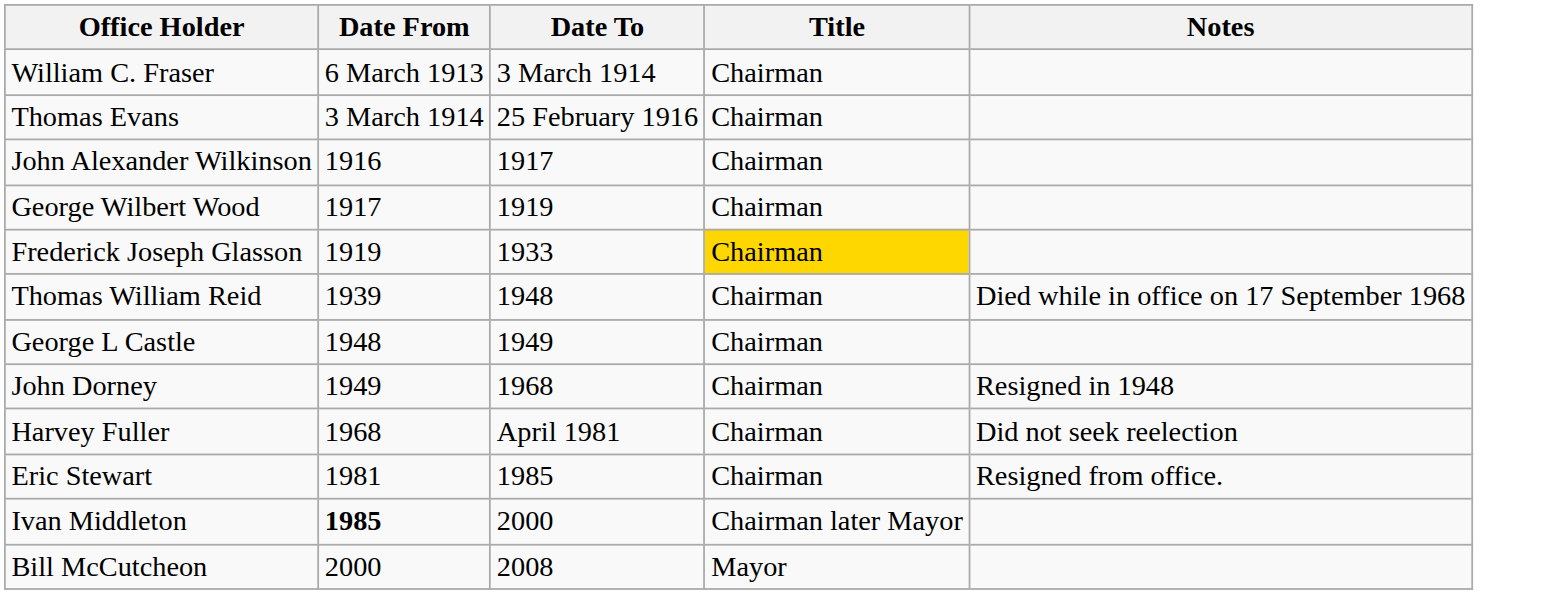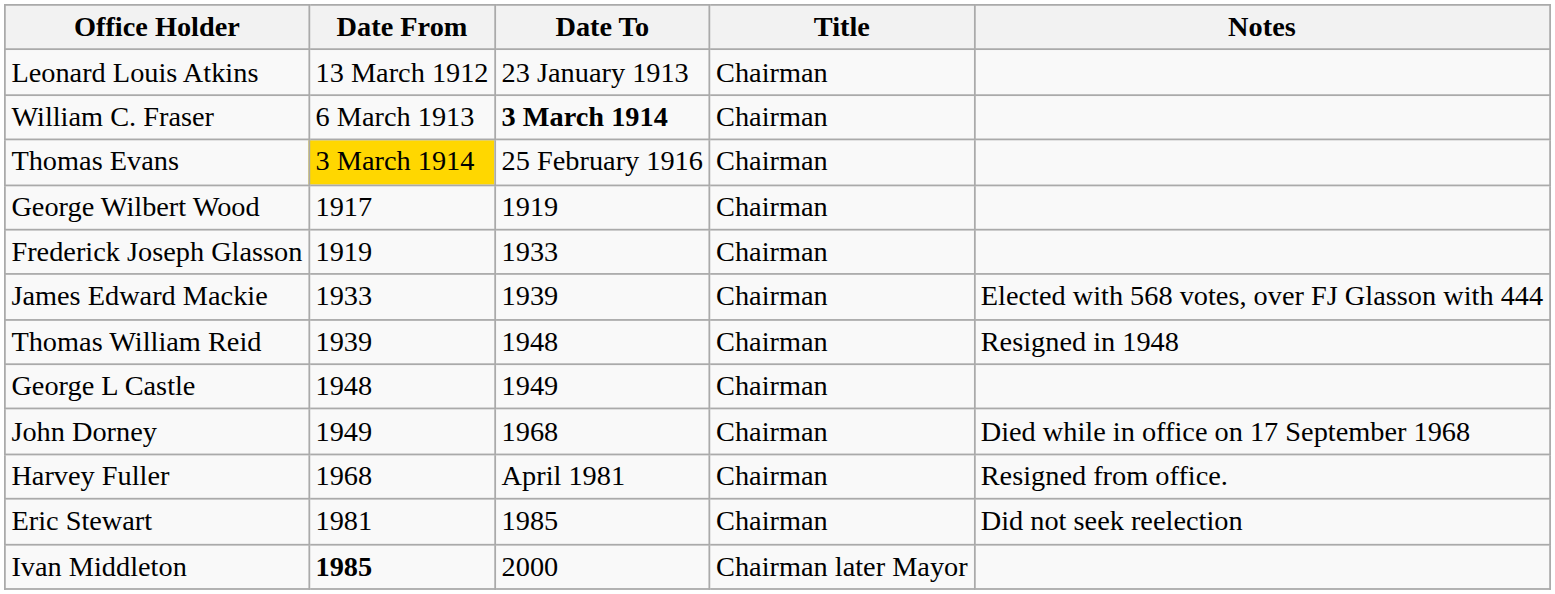+ row: (135, 71)
(576, 71) normal -> (585, 116) bold
(404, 116) no background -> (395, 161) gold background
- row: (162, 161)
(767, 251) gold background -> (772, 251) no background
+ row: (140, 296)
(1221, 296) Died while in office on 17 September 1968 -> (1080, 341) Resigned in 1948
(1075, 386) Resigned in 1948 -> (1225, 431) Died while in office on 17 September 1968
(1107, 431) Did not seek reelection -> (1104, 476) Resigned from office.
(1100, 476) Resigned from office. -> (1112, 521) Did not seek reelection
- row: (109, 565)
